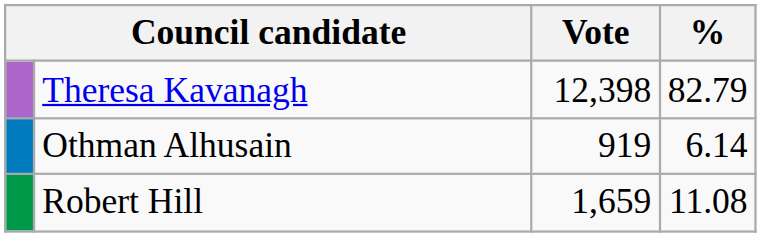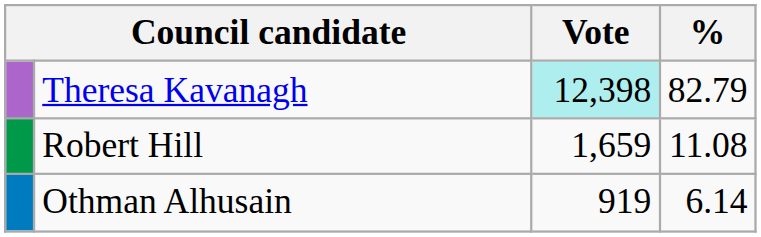(602, 88) no background -> (602, 88) paleturquoise background
rows swapped: (123, 201) <-> (167, 145)
